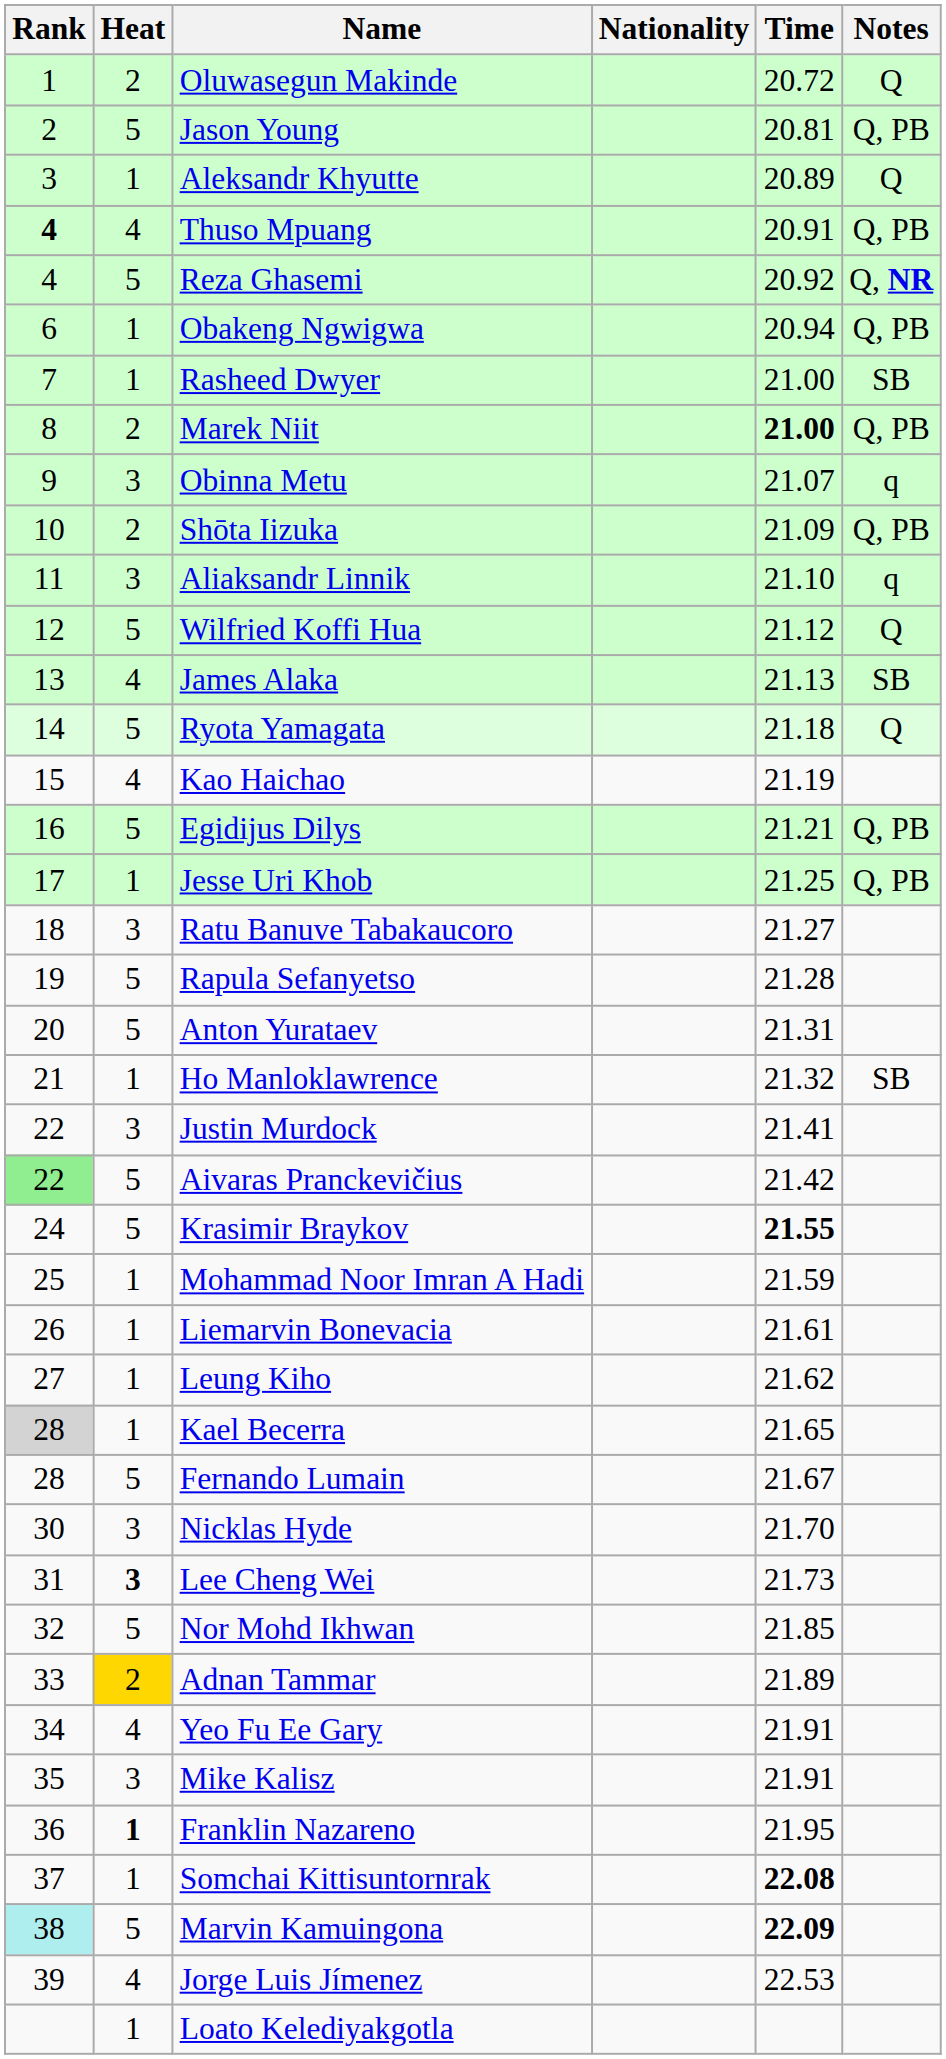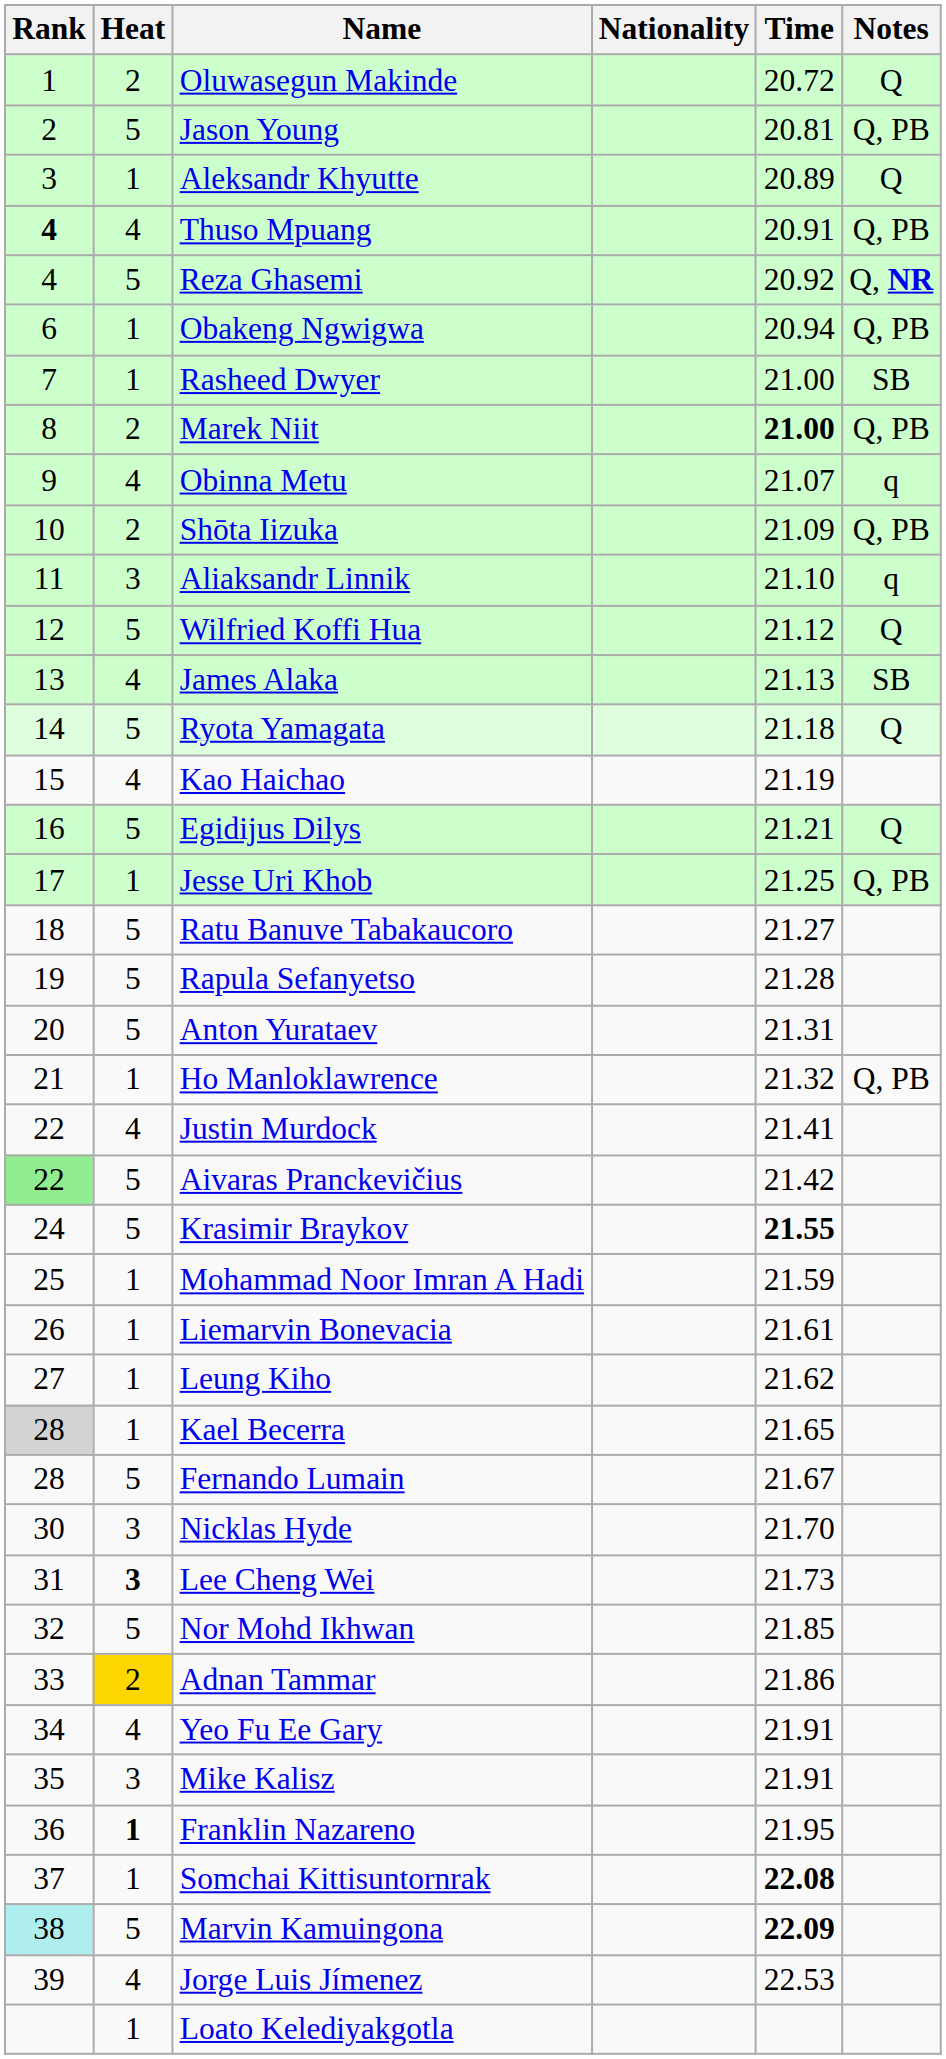(133, 479) 3 -> (133, 479) 4
(891, 829) Q, PB -> (891, 829) Q
(133, 929) 3 -> (133, 929) 5
(891, 1079) SB -> (891, 1079) Q, PB
(133, 1129) 3 -> (133, 1129) 4
(799, 1679) 21.89 -> (799, 1679) 21.86
